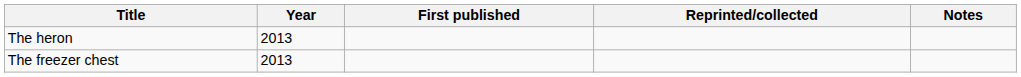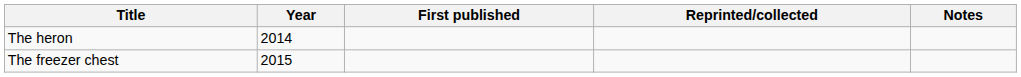(276, 38) 2013 -> (276, 38) 2014
(276, 60) 2013 -> (276, 60) 2015
